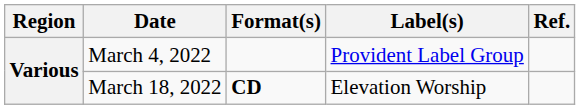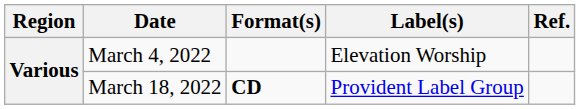(427, 54) Provident Label Group -> (408, 54) Elevation Worship
(408, 87) Elevation Worship -> (427, 87) Provident Label Group
